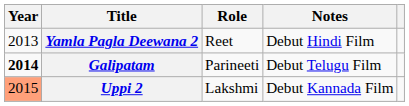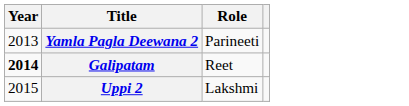- column: (330, 16)
(219, 40) Reet -> (232, 40) Parineeti
(232, 64) Parineeti -> (219, 64) Reet
(23, 88) lightsalmon background -> (23, 88) no background
